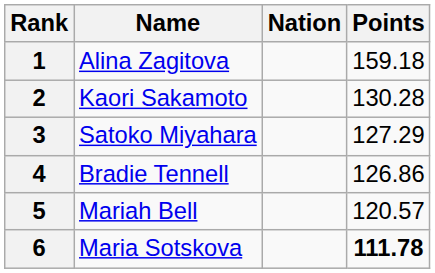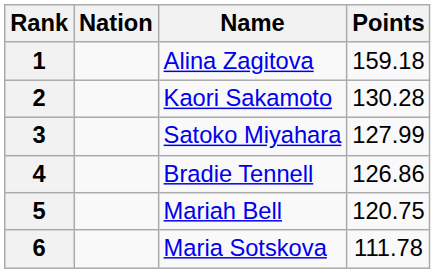columns swapped: (168, 23) <-> (304, 23)
(388, 135) 127.29 -> (388, 135) 127.99
(388, 211) 120.57 -> (388, 211) 120.75
(388, 248) bold -> (388, 248) normal
